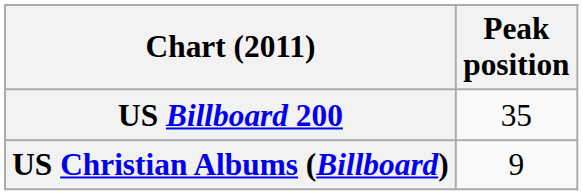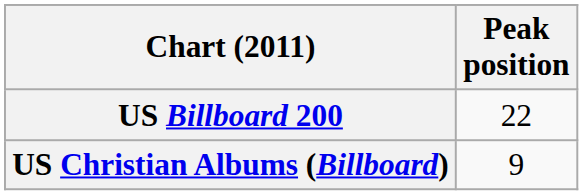(516, 114) 35 -> (516, 114) 22
